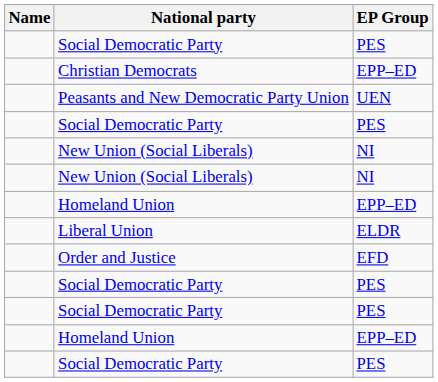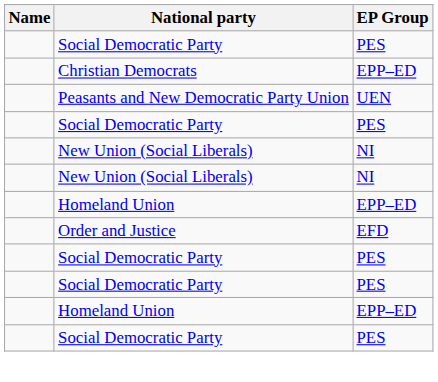- row: (105, 230)
